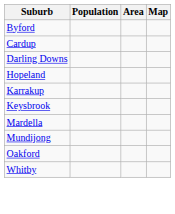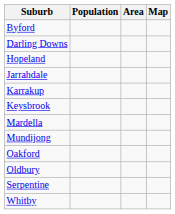- row: (21, 43)
+ row: (27, 75)
+ row: (23, 169)
+ row: (28, 185)
